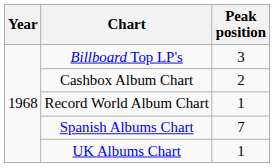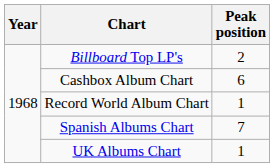(241, 56) 3 -> (241, 56) 2
(241, 80) 2 -> (241, 80) 6
